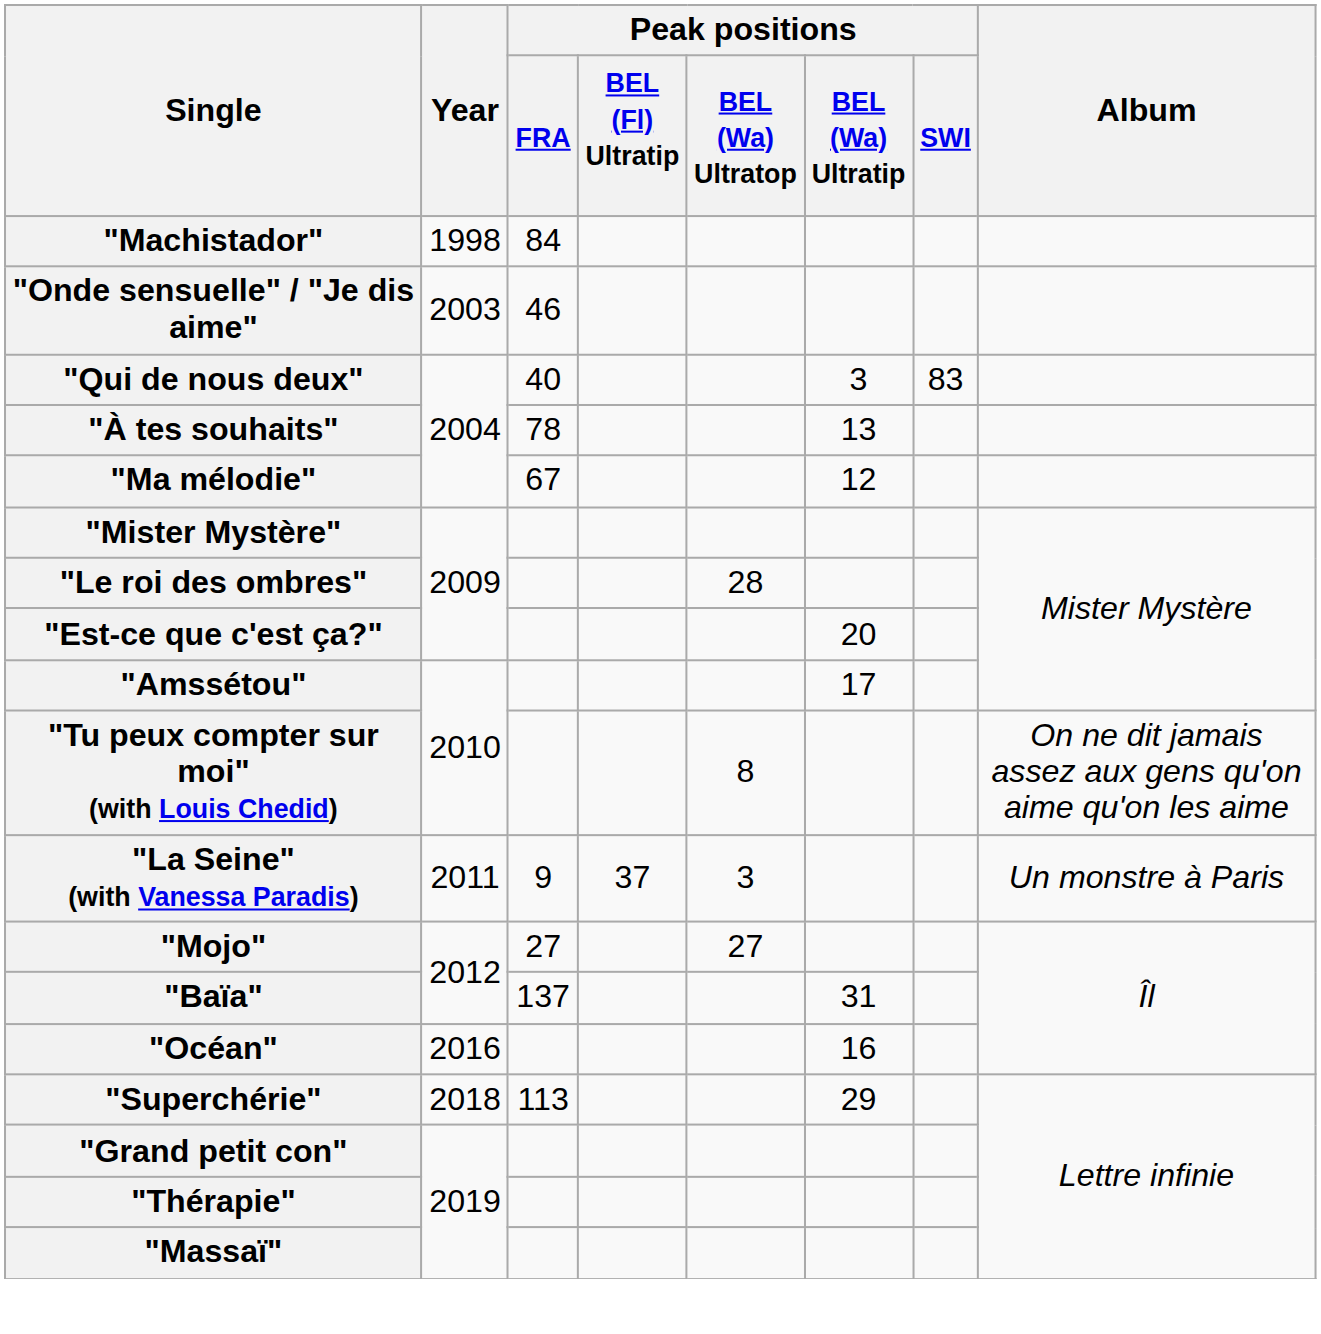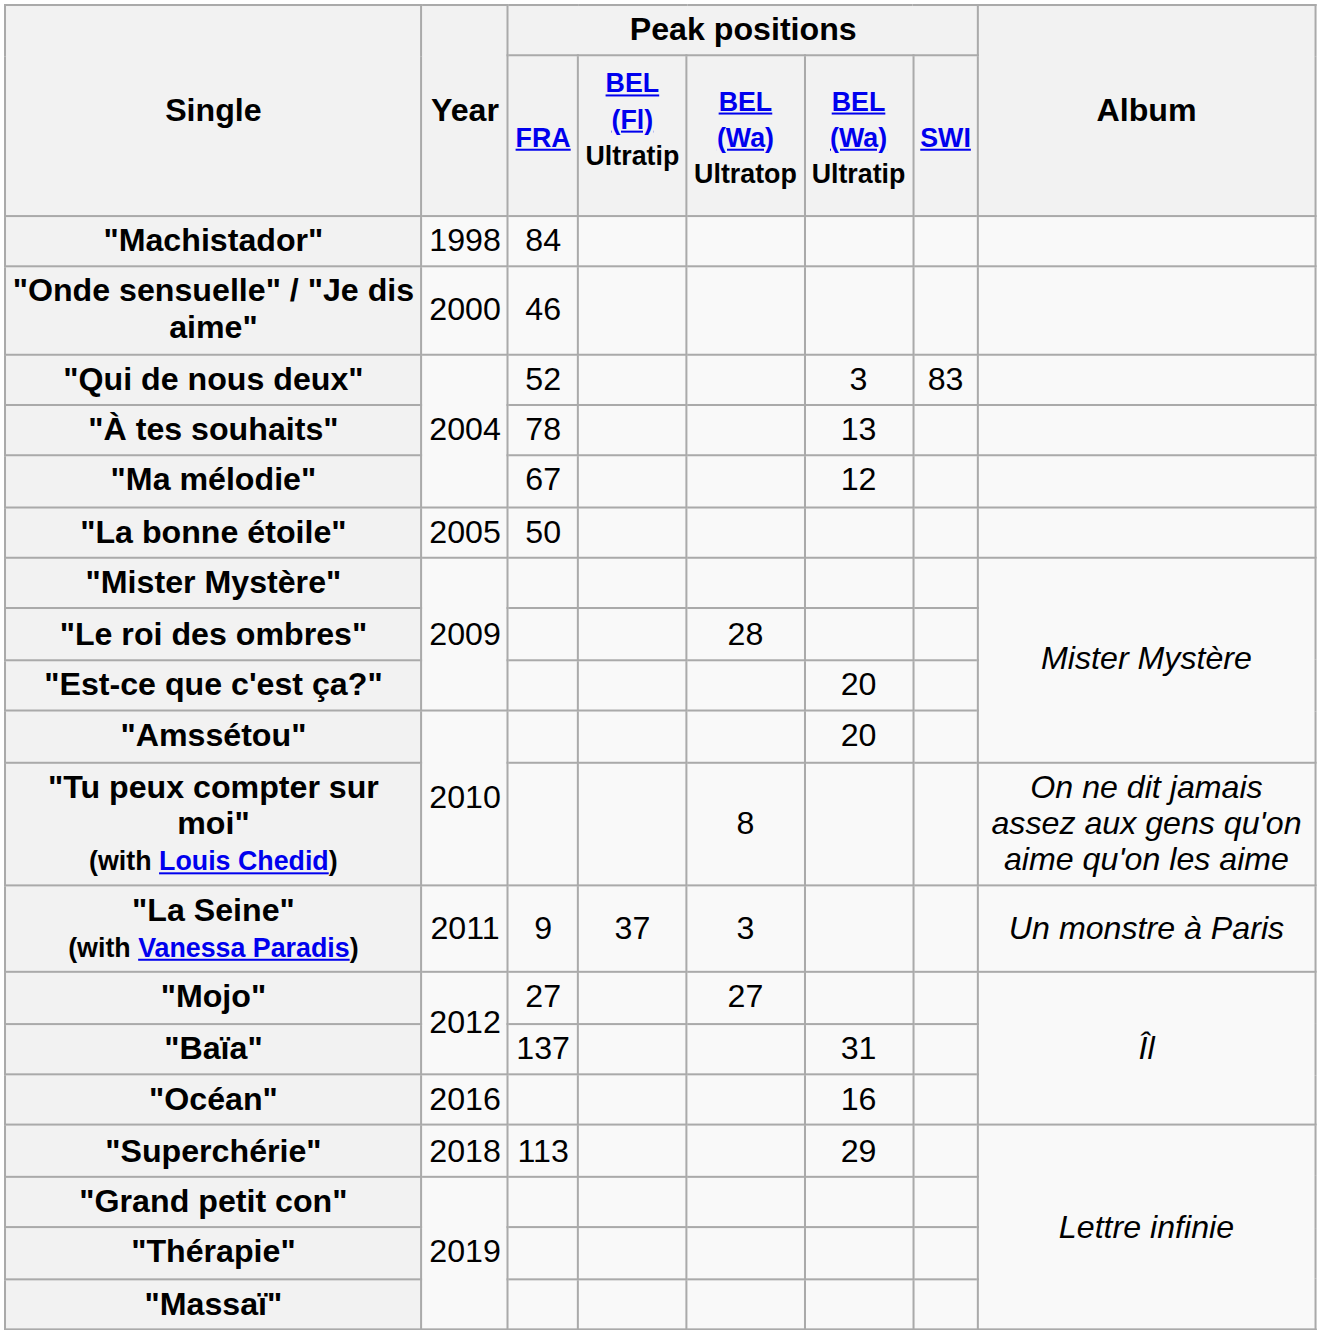(465, 309) 2003 -> (465, 309) 2000
(543, 378) 40 -> (543, 378) 52
+ row: (213, 531)
(859, 684) 17 -> (859, 735) 20
